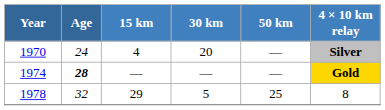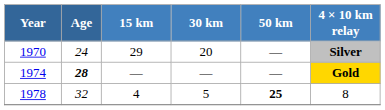(136, 51) 4 -> (136, 51) 29
(136, 94) 29 -> (136, 94) 4
(276, 94) normal -> (276, 94) bold
